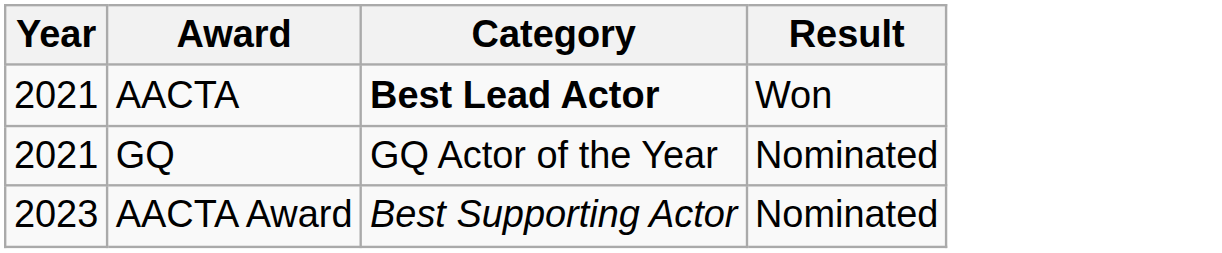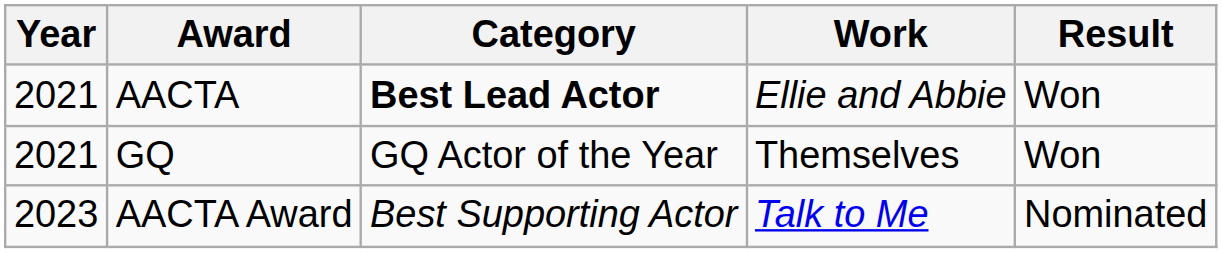+ column: (881, 34)
(847, 154) Nominated -> (1063, 154) Won
